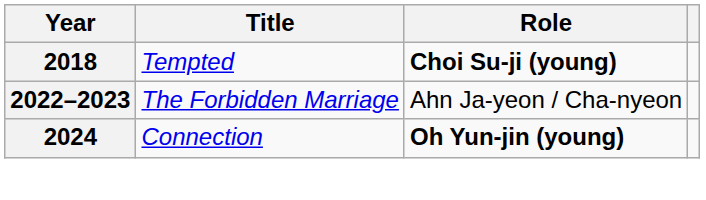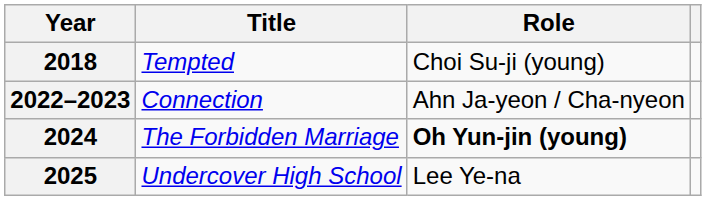(513, 61) bold -> (509, 61) normal
(270, 99) The Forbidden Marriage -> (202, 99) Connection
(202, 137) Connection -> (270, 137) The Forbidden Marriage
+ row: (70, 175)
